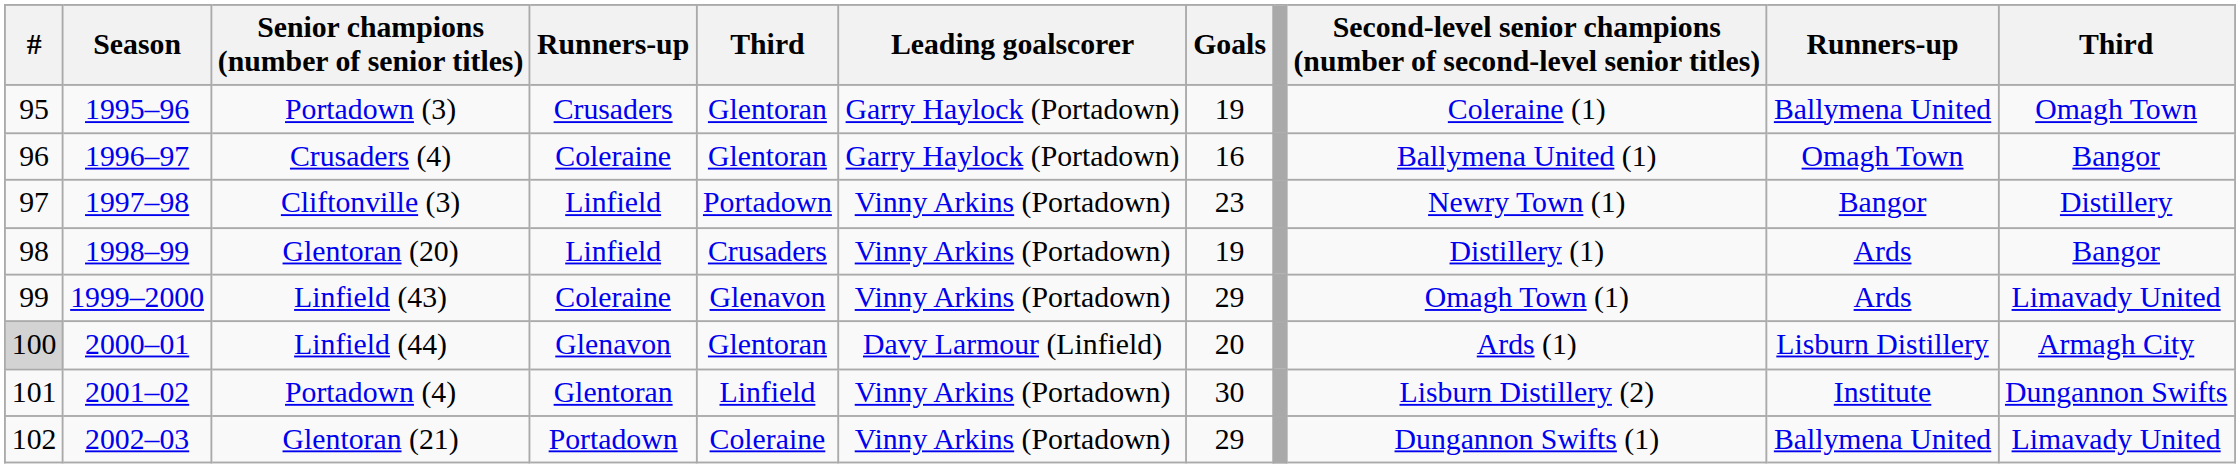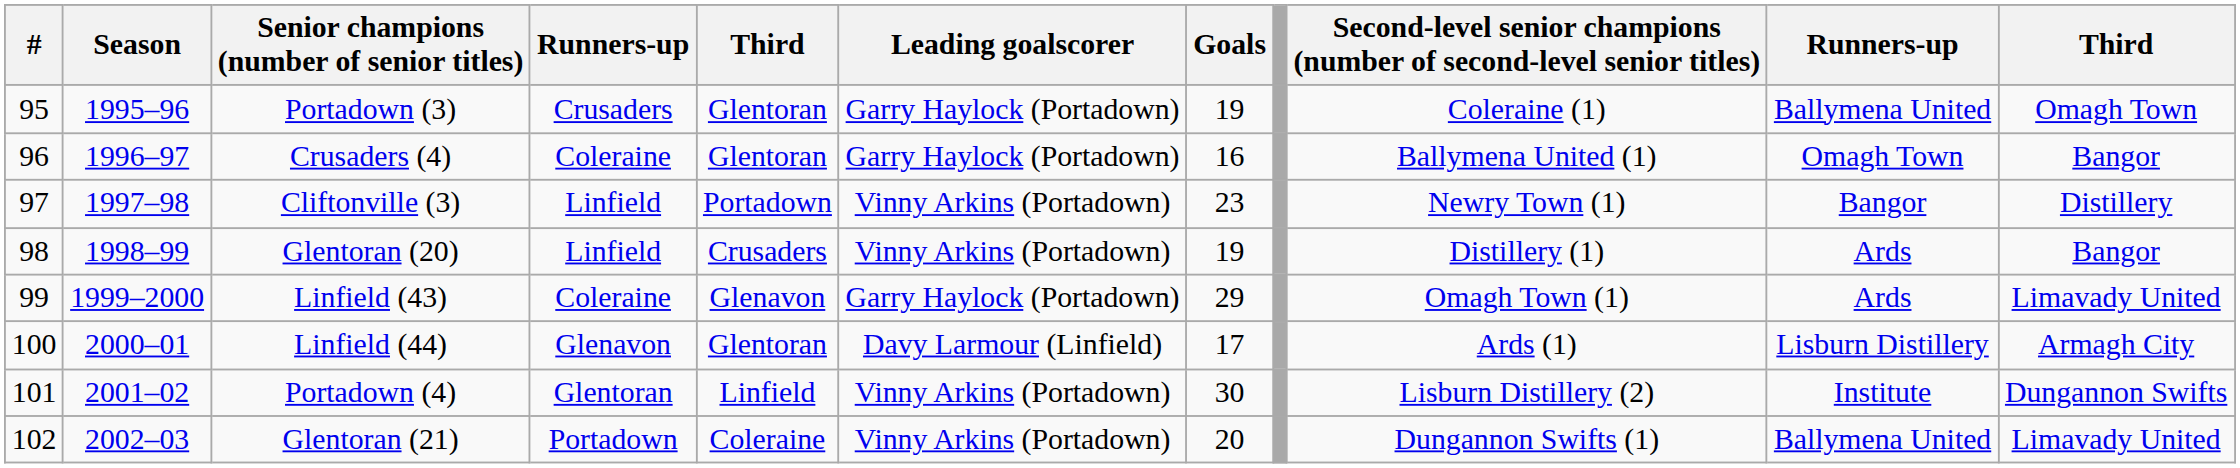(1013, 297) Vinny Arkins (Portadown) -> (1013, 297) Garry Haylock (Portadown)
(34, 344) lightgrey background -> (34, 344) no background
(1230, 344) 20 -> (1230, 344) 17
(1230, 439) 29 -> (1230, 439) 20
